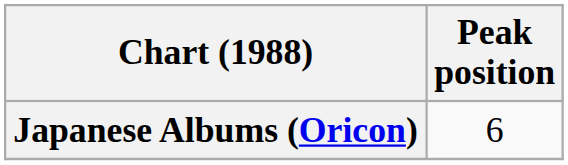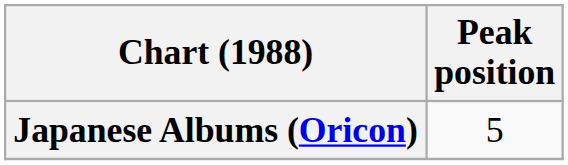(495, 129) 6 -> (495, 129) 5
